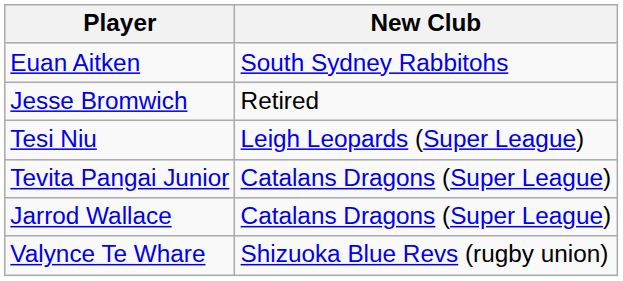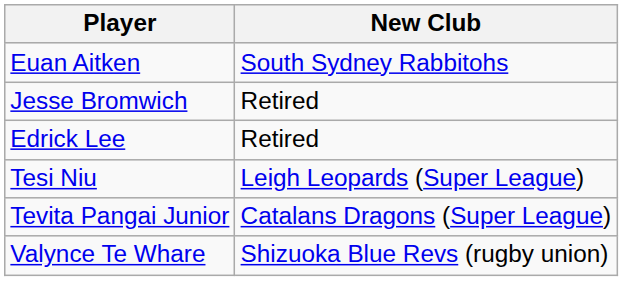+ row: (68, 139)
- row: (91, 216)
